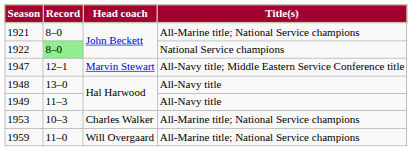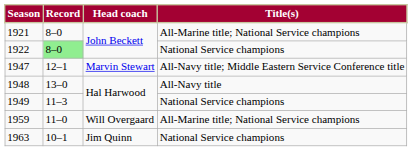(191, 102) All-Navy title -> (222, 102) National Service champions
- row: (18, 119)
+ row: (18, 137)
